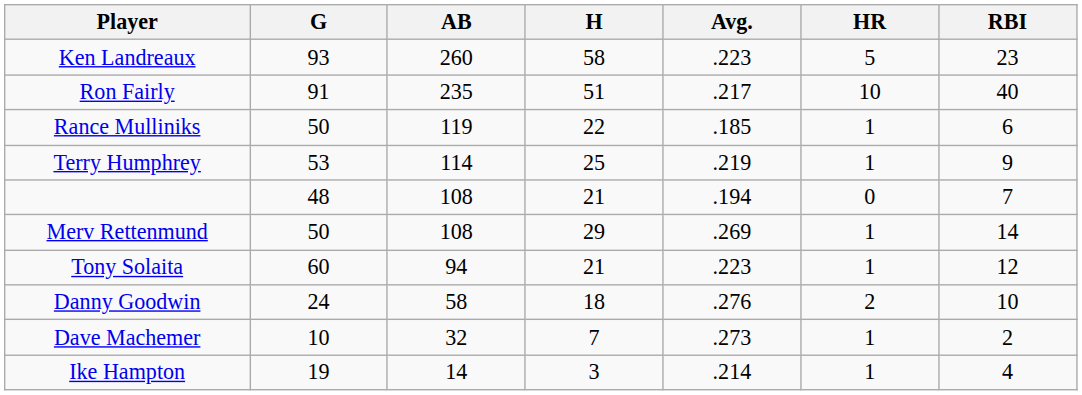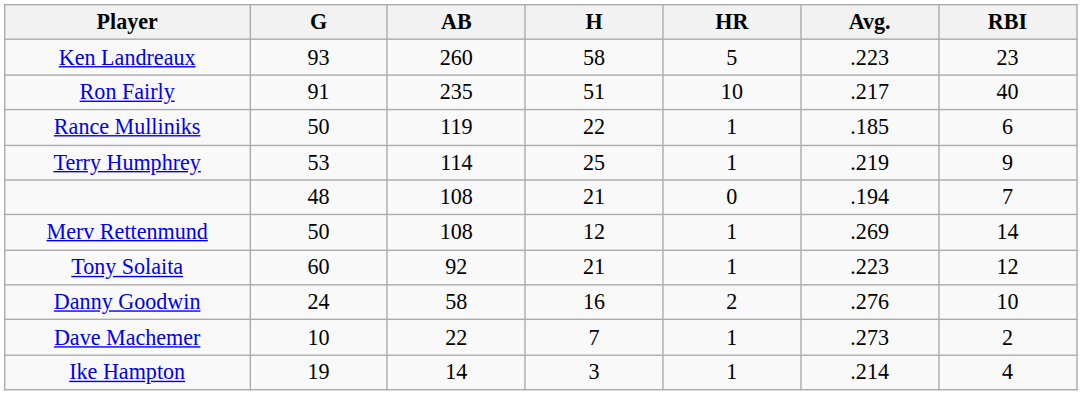columns swapped: (732, 22) <-> (870, 22)
(594, 232) 29 -> (594, 232) 12
(456, 267) 94 -> (456, 267) 92
(594, 302) 18 -> (594, 302) 16
(456, 337) 32 -> (456, 337) 22
